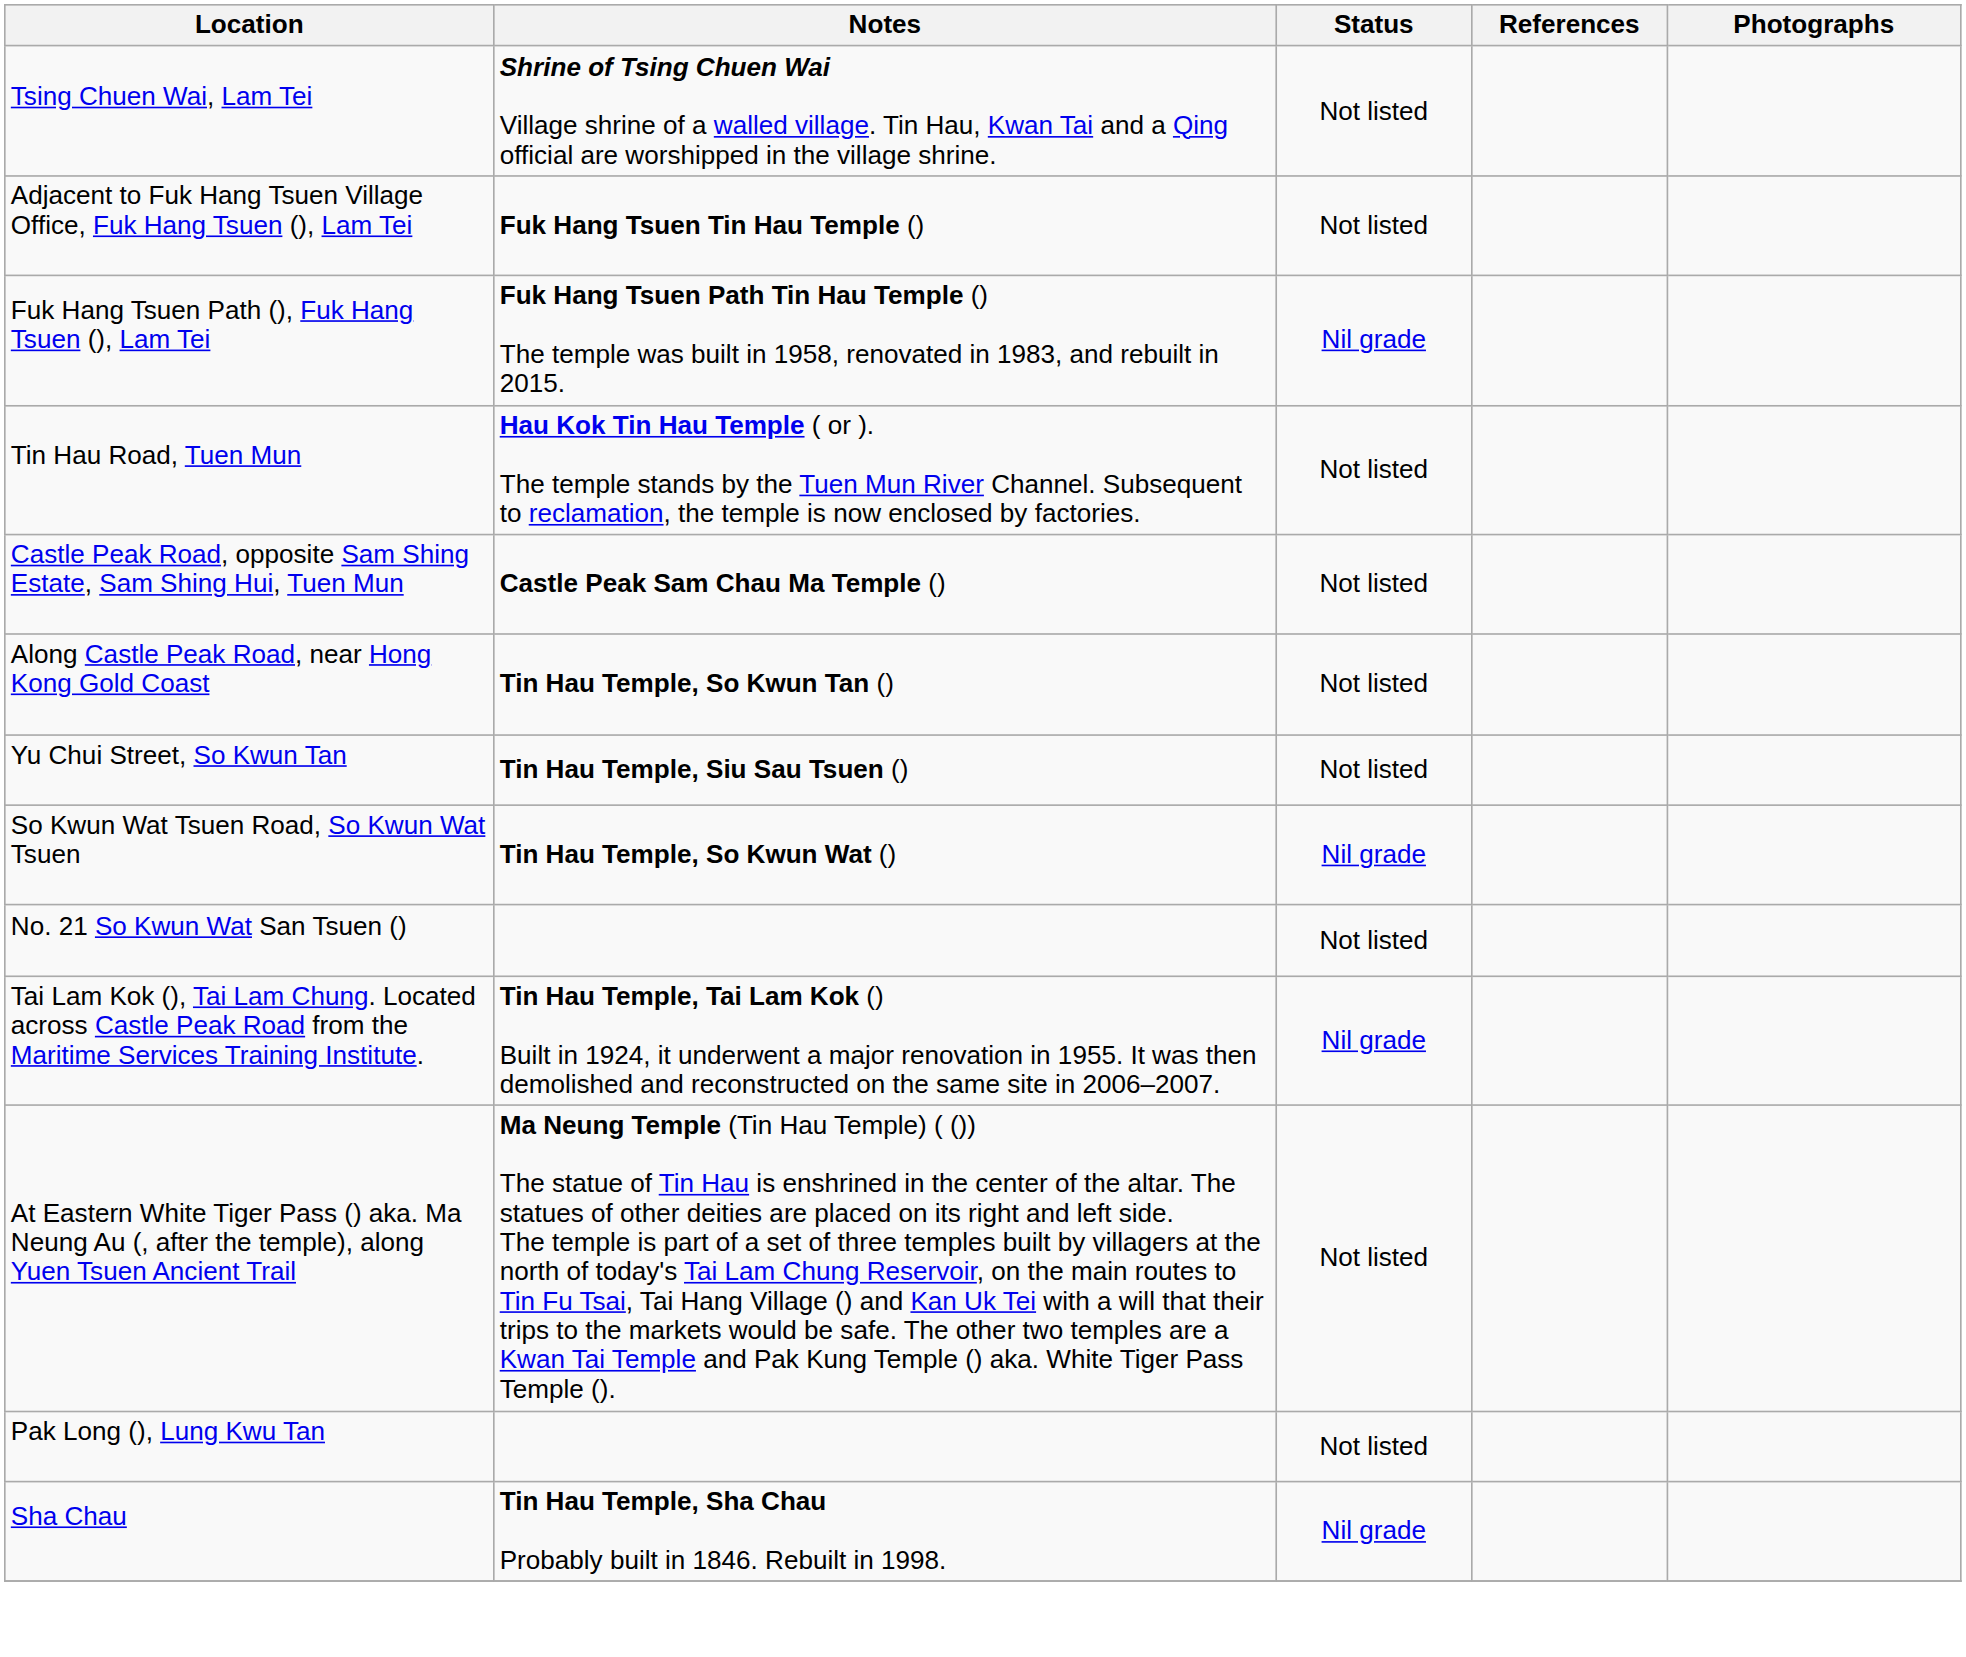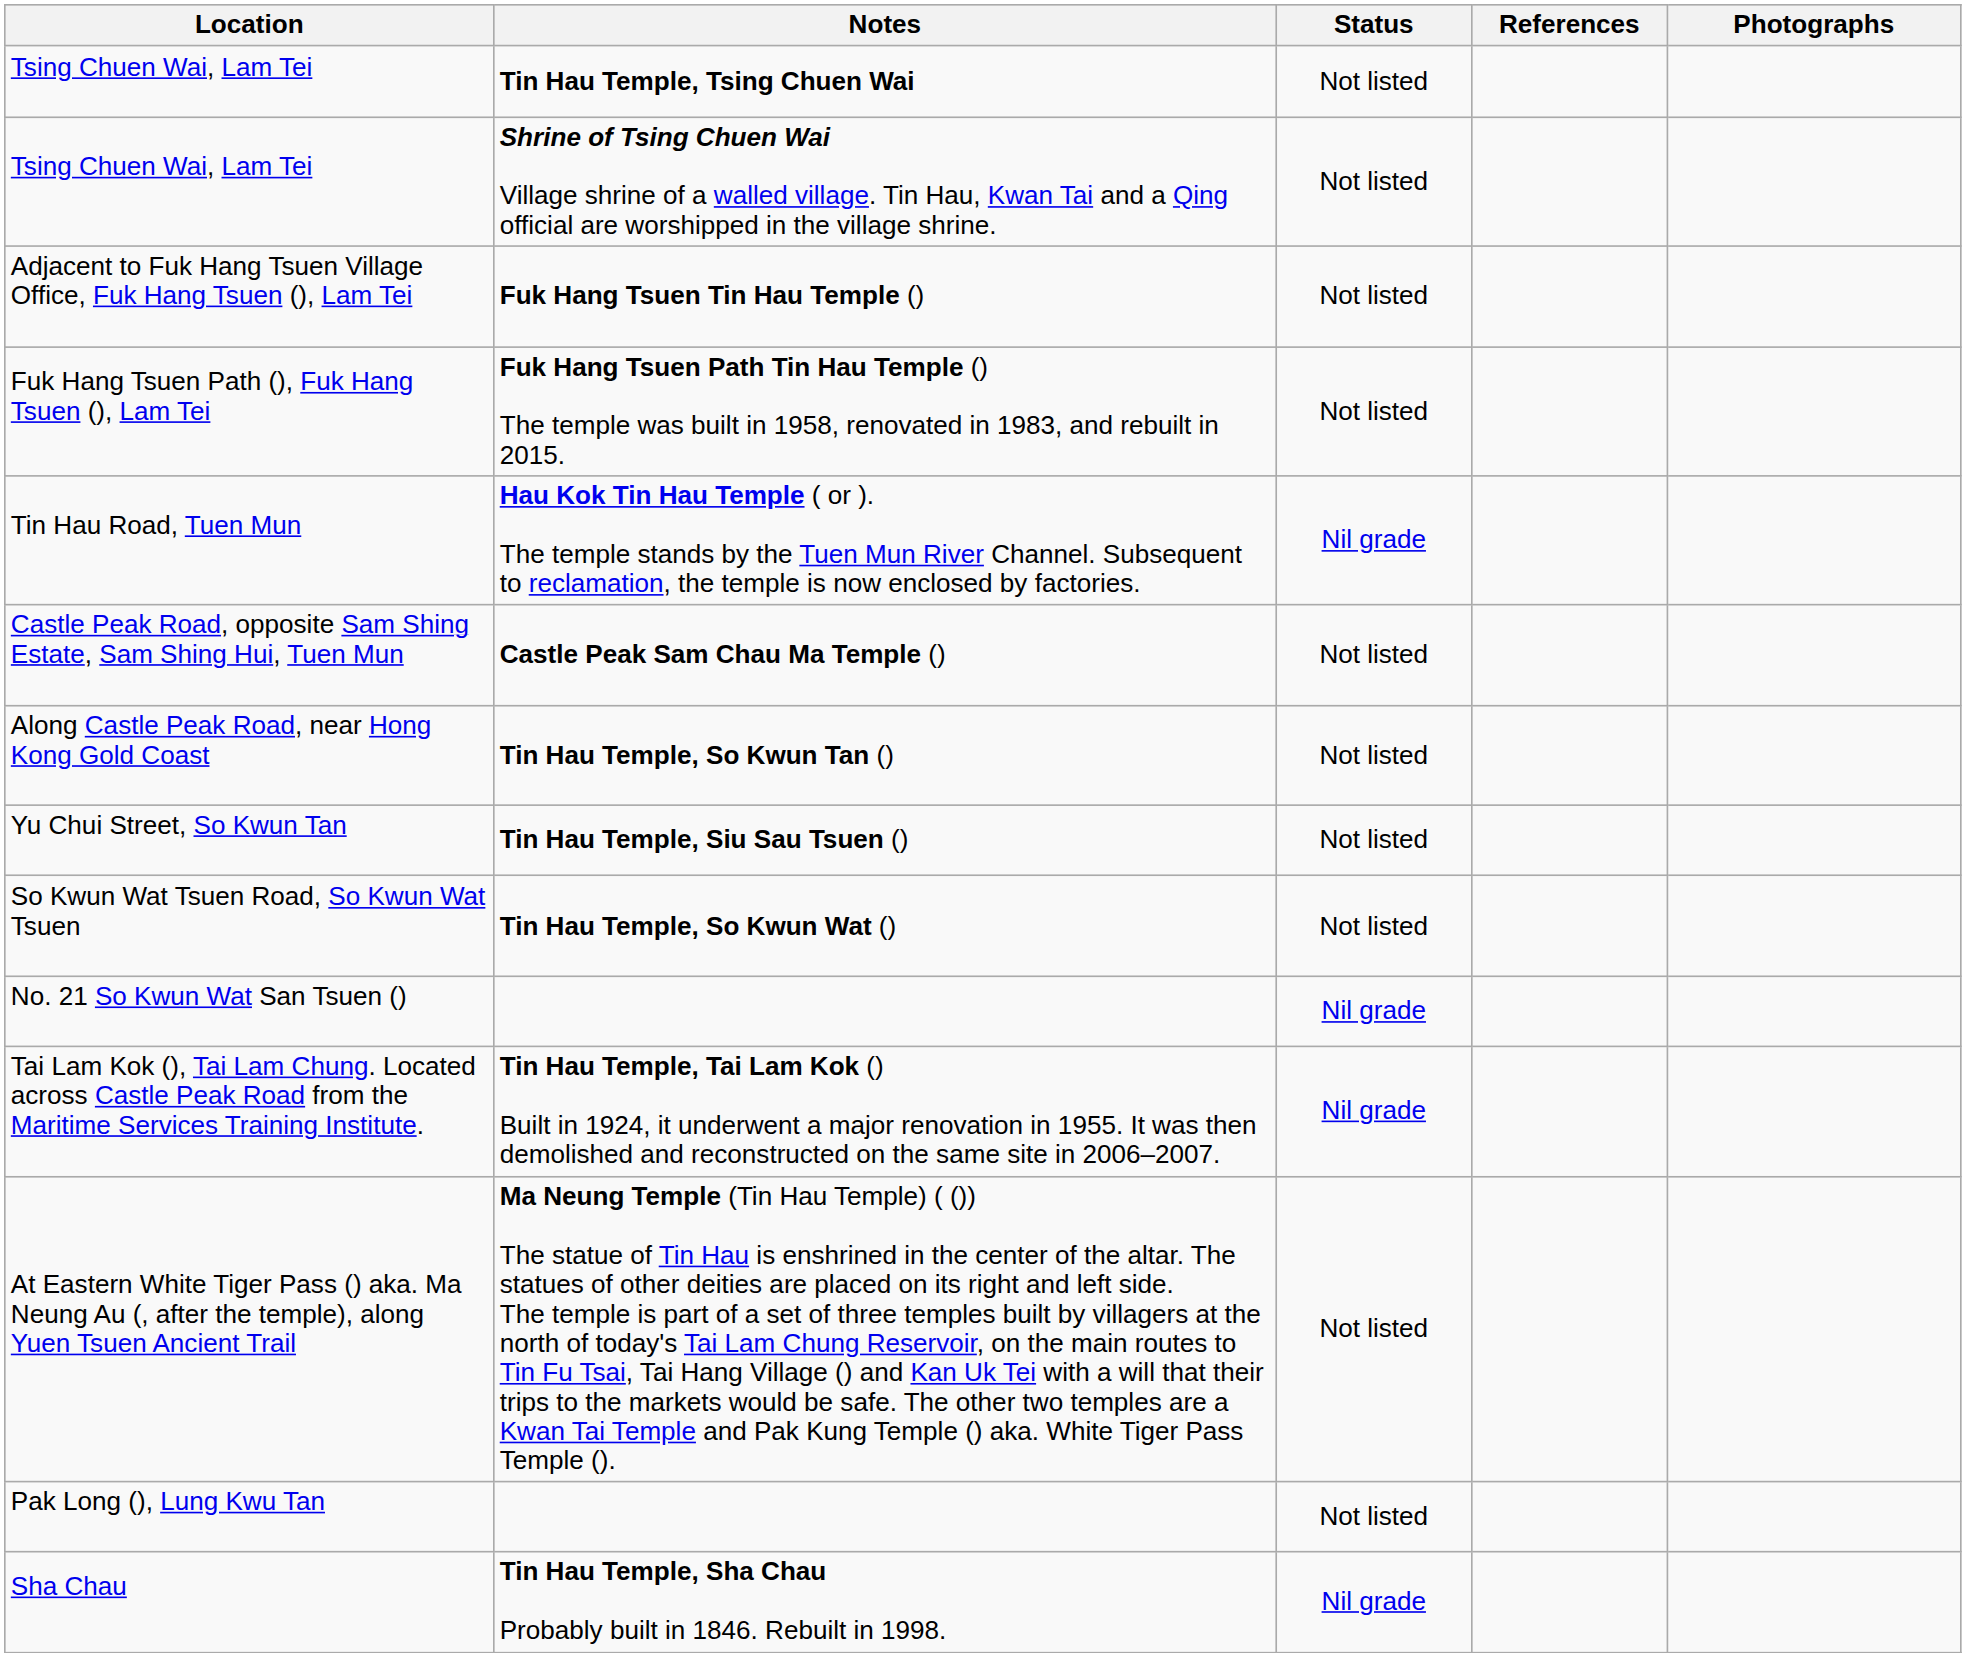+ row: (162, 66)
(1374, 339) Nil grade -> (1374, 410) Not listed
(1374, 469) Not listed -> (1374, 540) Nil grade
(1374, 854) Nil grade -> (1374, 925) Not listed
(1374, 940) Not listed -> (1374, 1010) Nil grade
